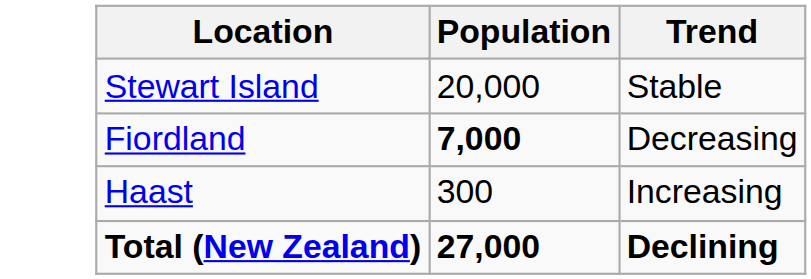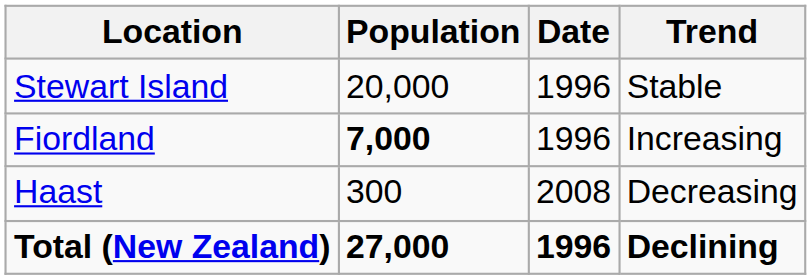+ column: (574, 32)
(712, 139) Decreasing -> (705, 139) Increasing
(705, 192) Increasing -> (712, 192) Decreasing
